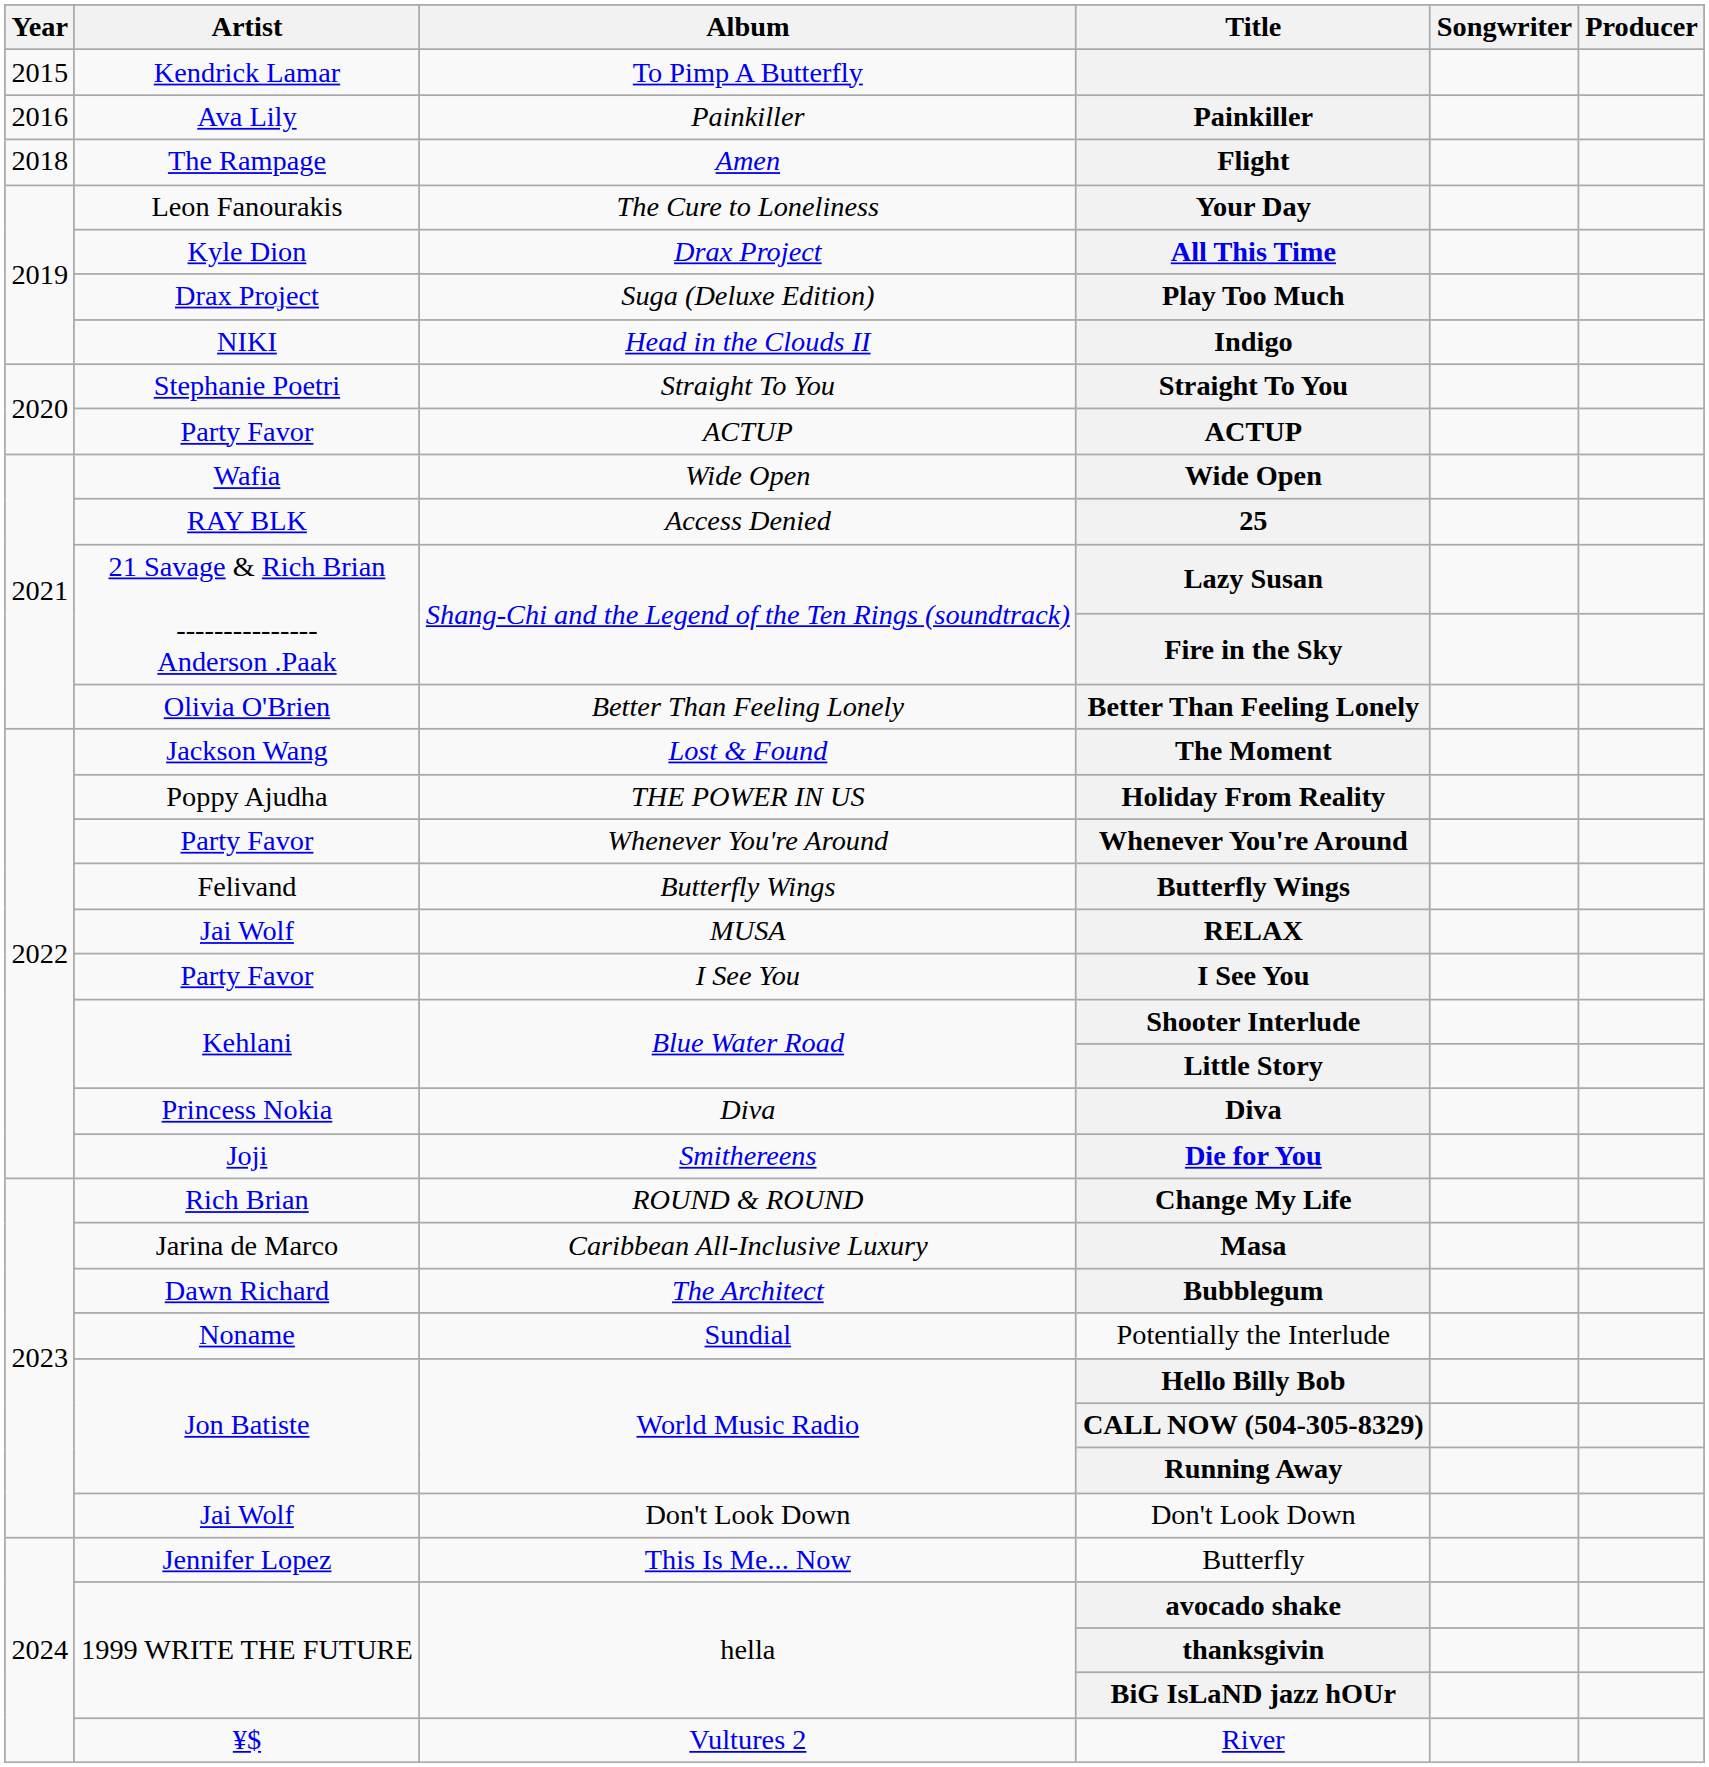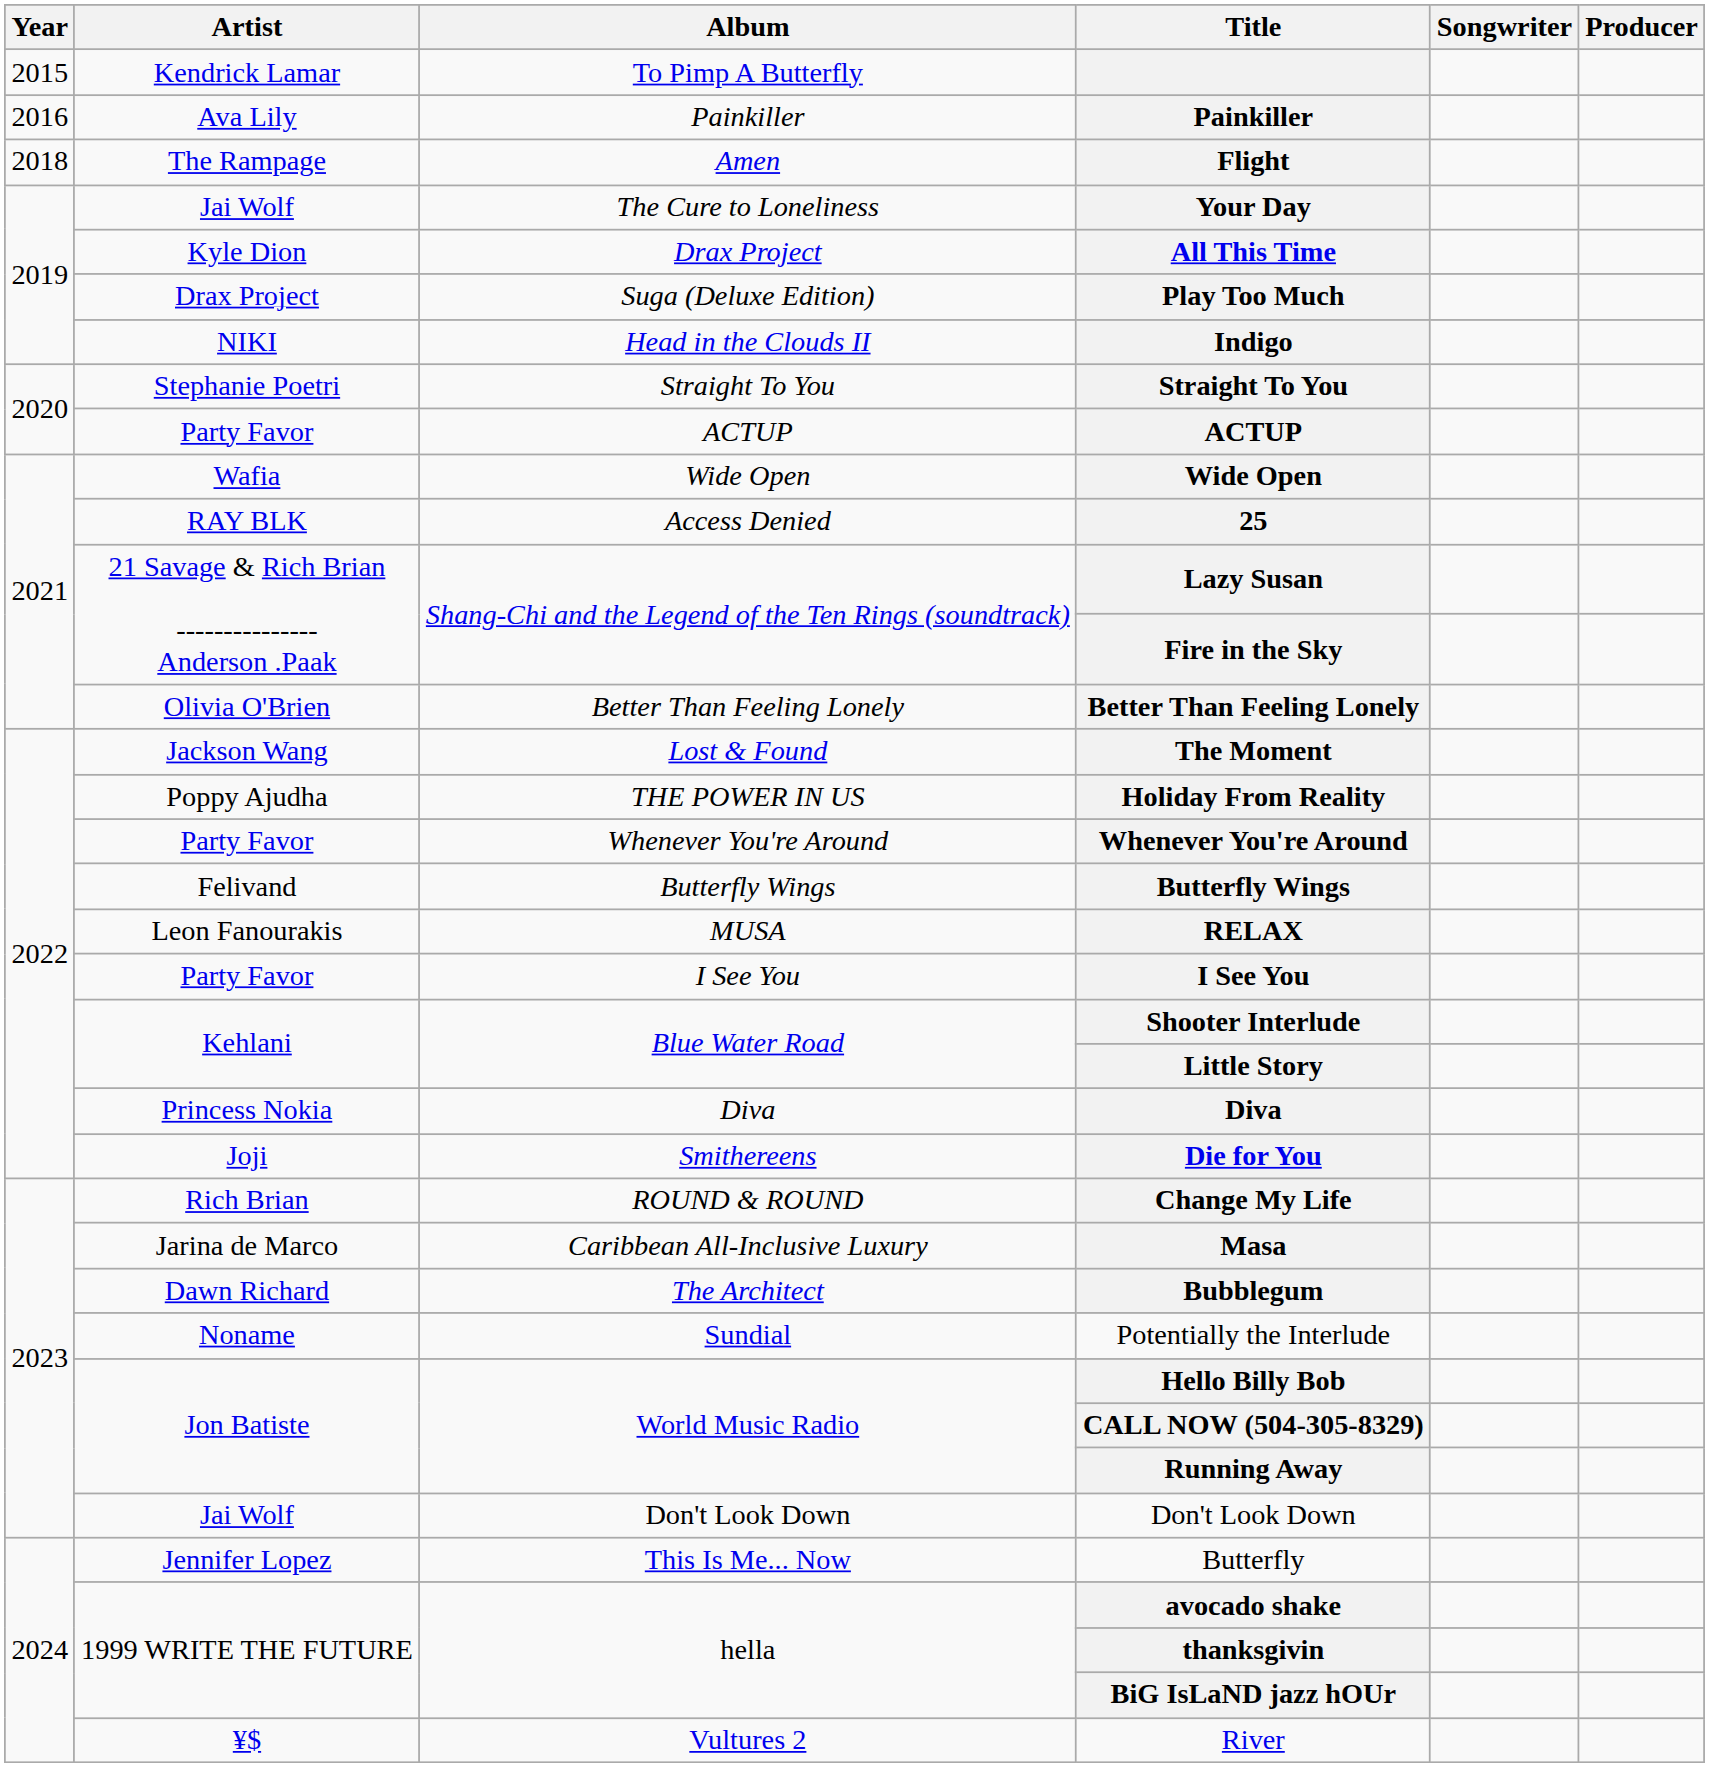(247, 206) Leon Fanourakis -> (247, 206) Jai Wolf
(247, 930) Jai Wolf -> (247, 930) Leon Fanourakis
